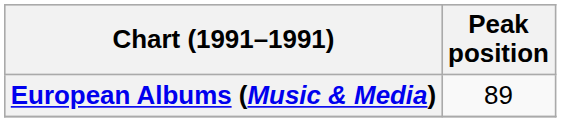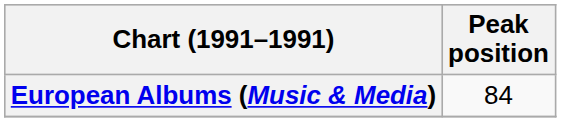(498, 95) 89 -> (498, 95) 84
